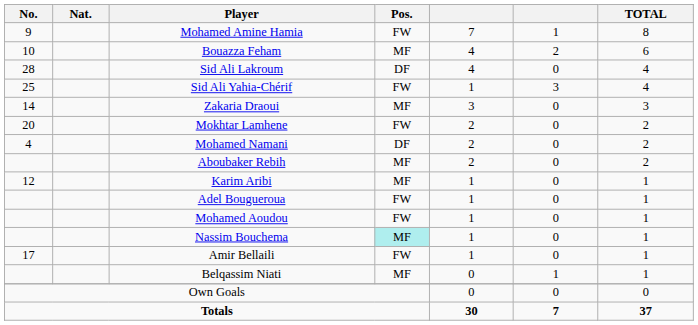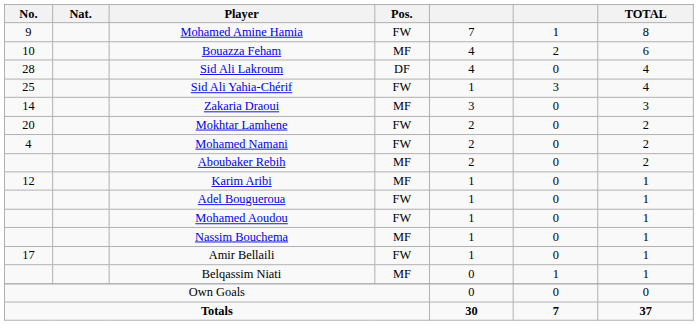(402, 143) DF -> (402, 143) FW
(402, 236) paleturquoise background -> (402, 236) no background
